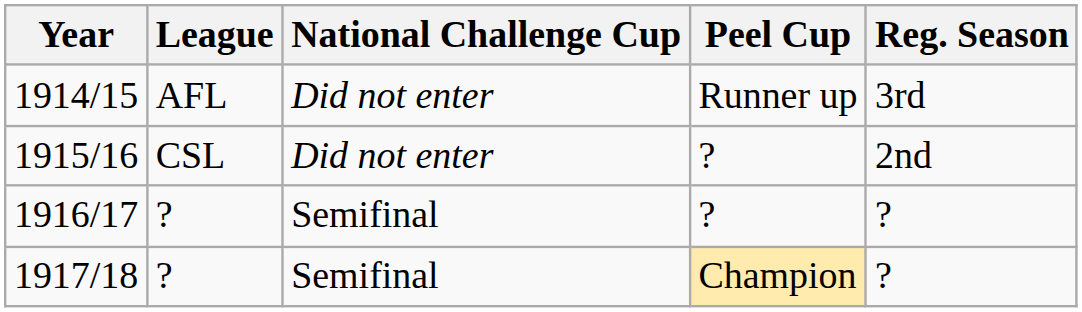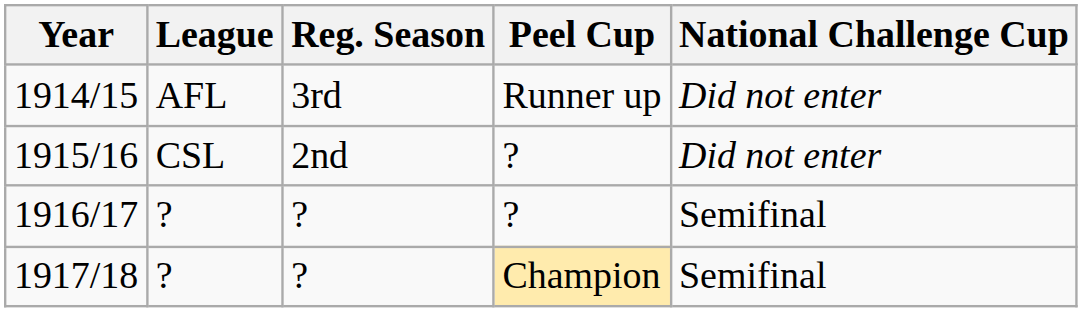columns swapped: (972, 34) <-> (486, 34)
